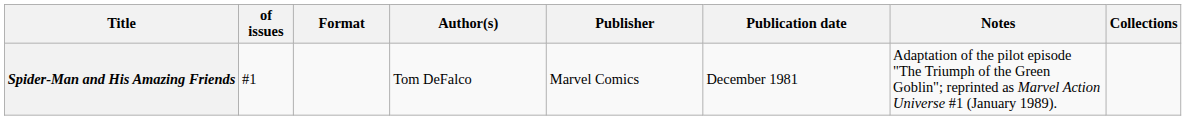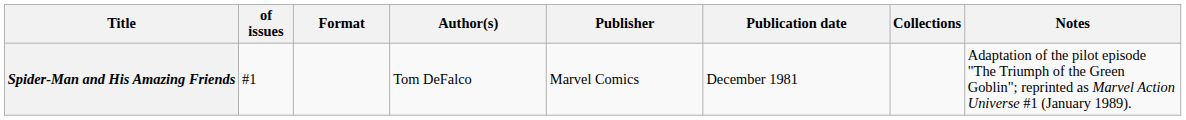columns swapped: (998, 24) <-> (1144, 24)
